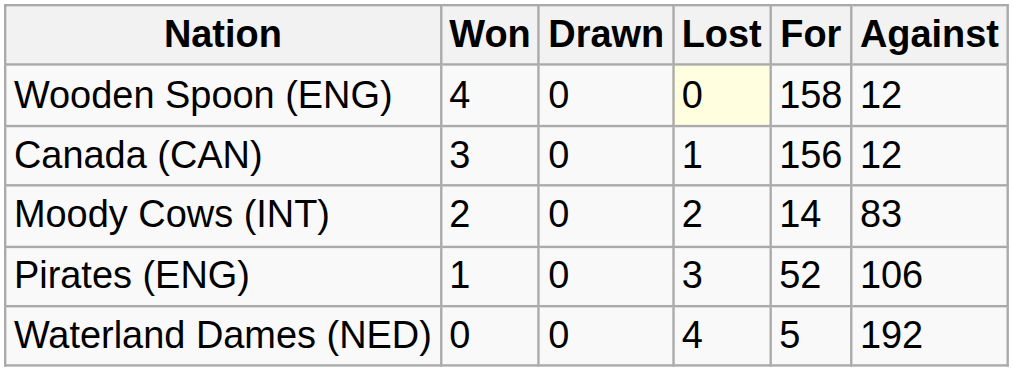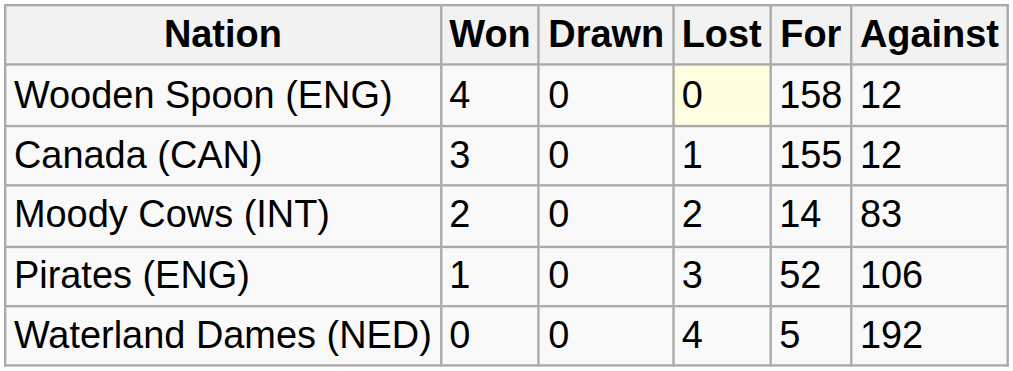(811, 154) 156 -> (811, 154) 155
